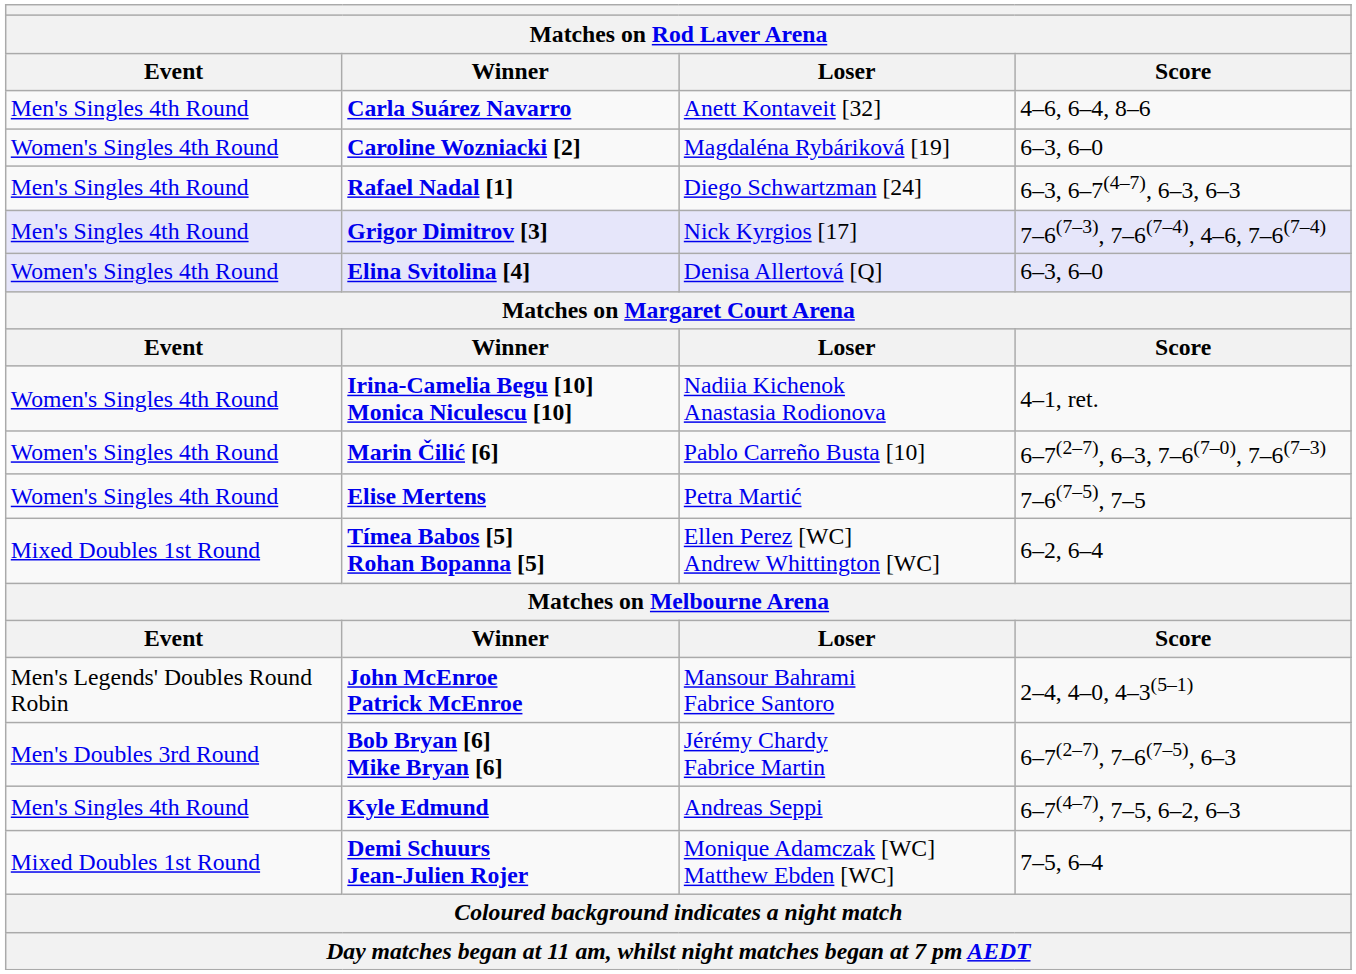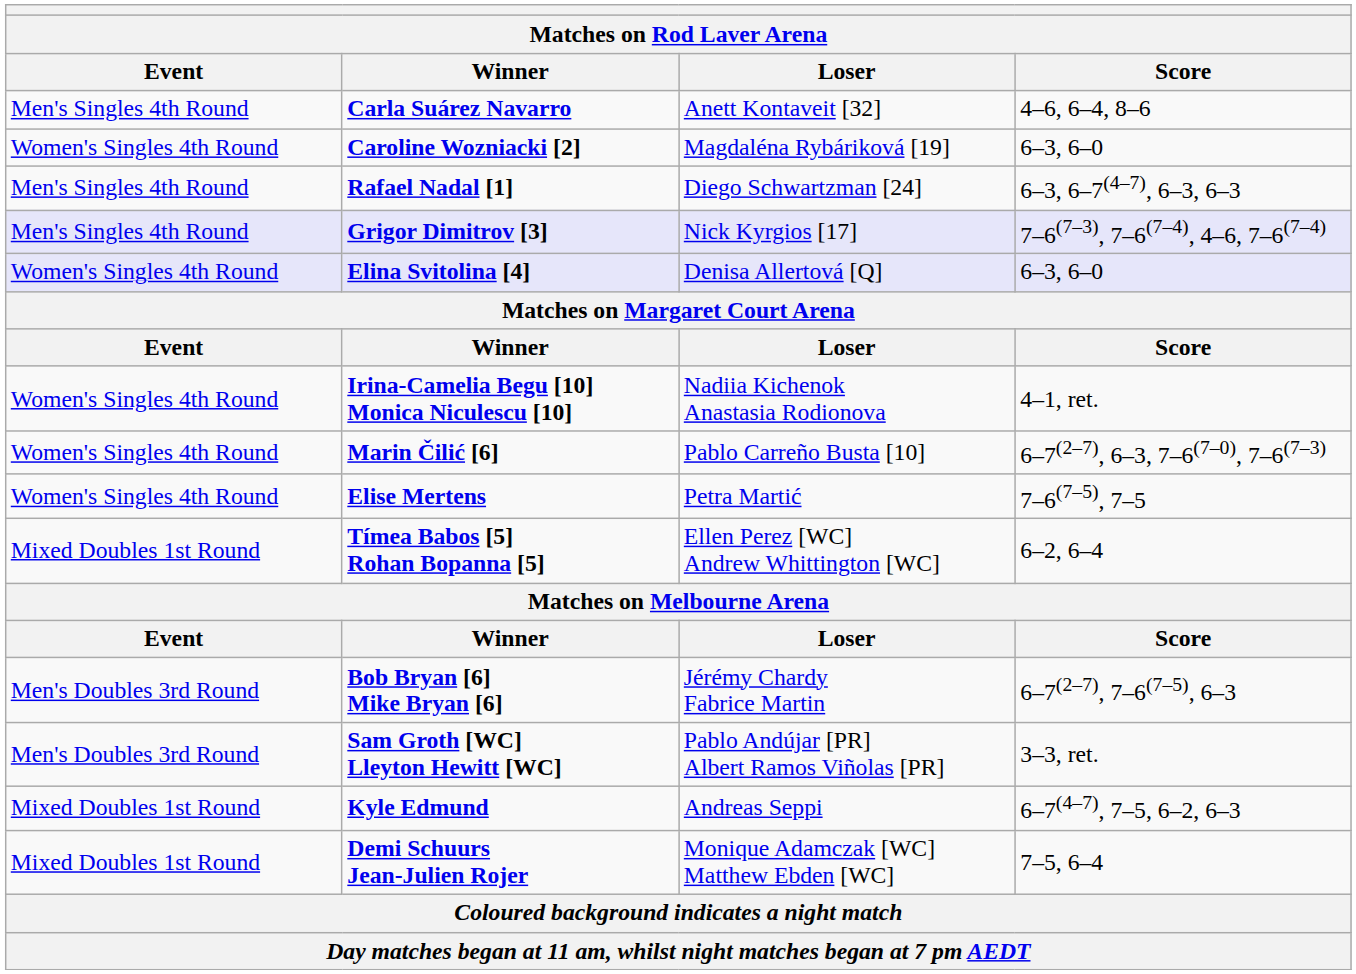- row: (435, 689)
+ row: (455, 753)
(130, 808) Men's Singles 4th Round -> (135, 808) Mixed Doubles 1st Round
